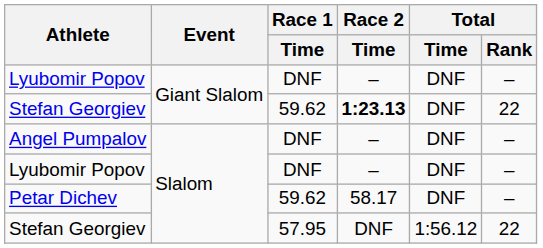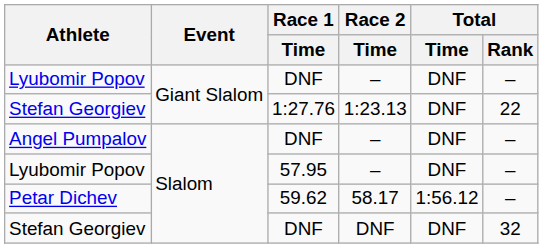(302, 109) 59.62 -> (303, 109) 1:27.76
(374, 109) bold -> (375, 109) normal
(302, 169) DNF -> (303, 169) 57.95
(446, 199) DNF -> (447, 199) 1:56.12
(302, 229) 57.95 -> (303, 229) DNF
(446, 229) 1:56.12 -> (447, 229) DNF
(509, 229) 22 -> (510, 229) 32
